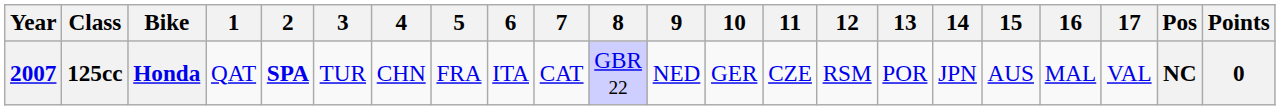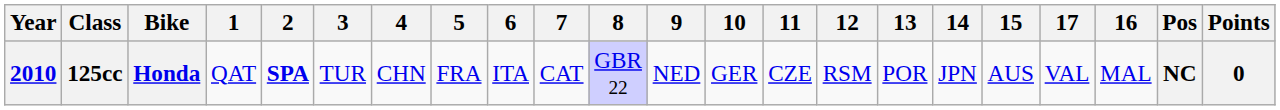columns swapped: (1070, 22) <-> (1129, 22)
(33, 72) 2007 -> (33, 72) 2010
